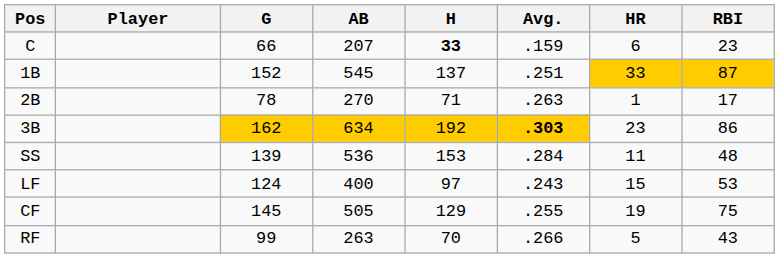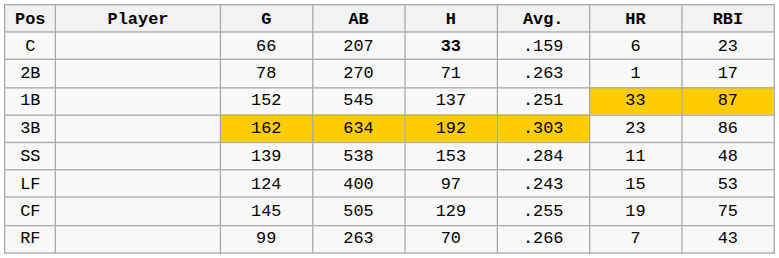rows swapped: (30, 74) <-> (30, 101)
(543, 129) bold -> (543, 129) normal
(359, 156) 536 -> (359, 156) 538
(635, 239) 5 -> (635, 239) 7
